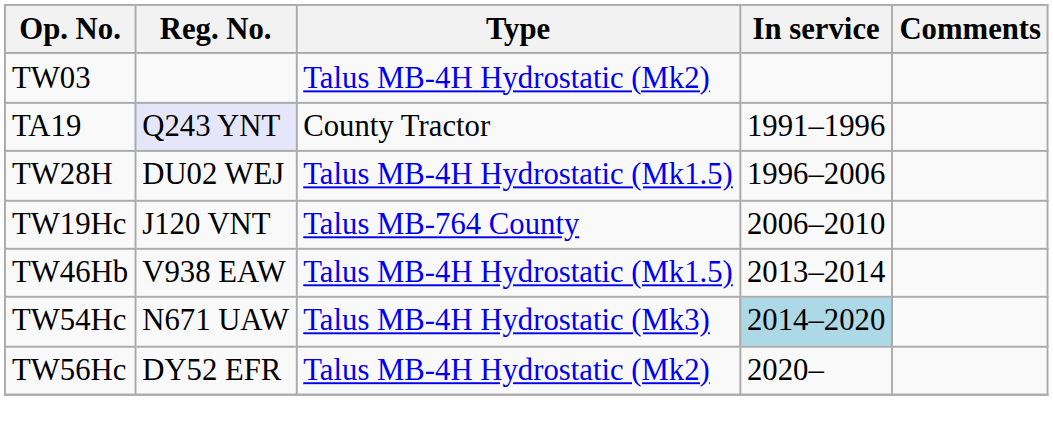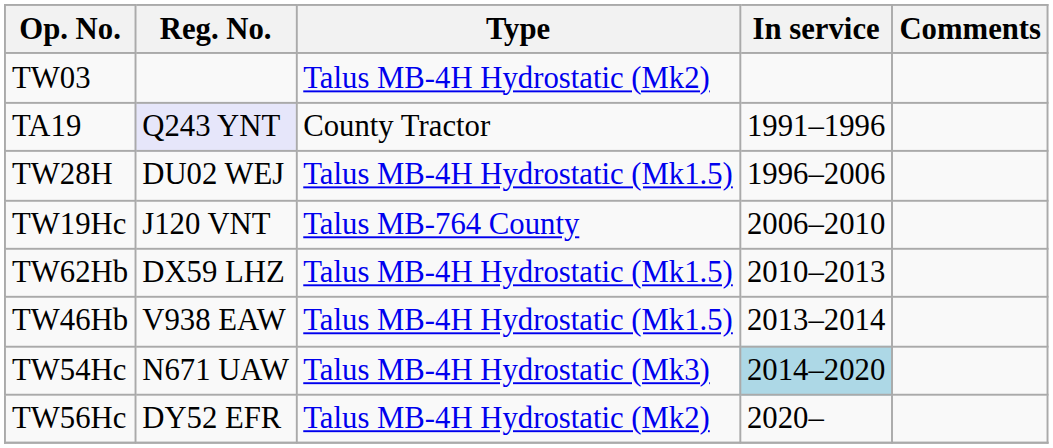+ row: (70, 272)
